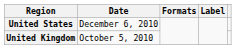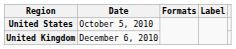(119, 24) December 6, 2010 -> (116, 24) October 5, 2010
(116, 38) October 5, 2010 -> (119, 38) December 6, 2010
